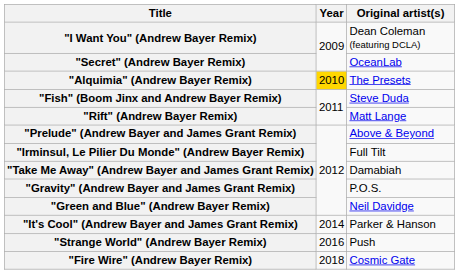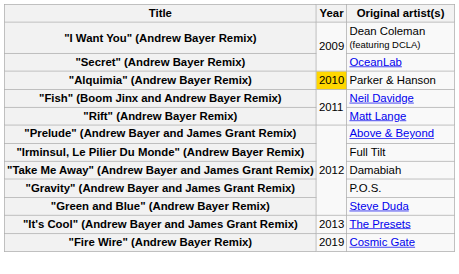(380, 80) The Presets -> (393, 80) Parker & Hanson
(379, 98) Steve Duda -> (382, 98) Neil Davidge
(382, 206) Neil Davidge -> (379, 206) Steve Duda
(332, 224) 2014 -> (332, 224) 2013
(393, 224) Parker & Hanson -> (380, 224) The Presets
- row: (160, 242)
(332, 260) 2018 -> (332, 242) 2019
